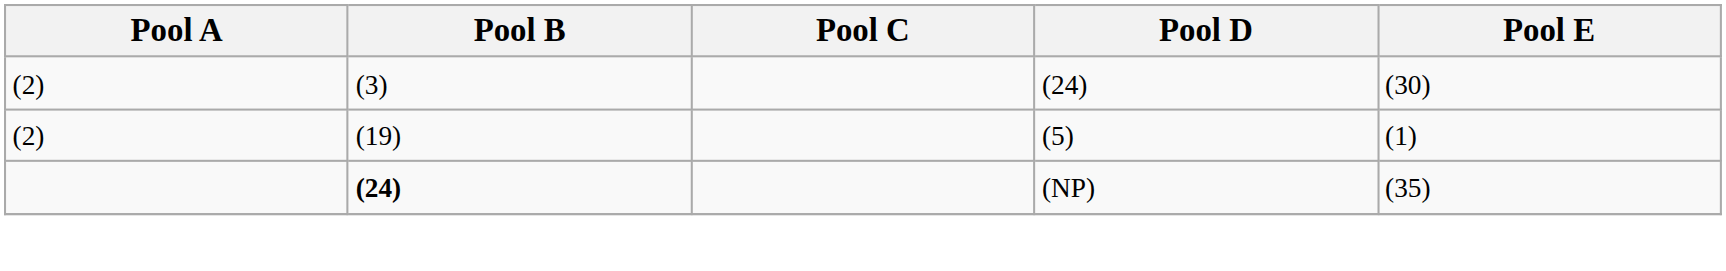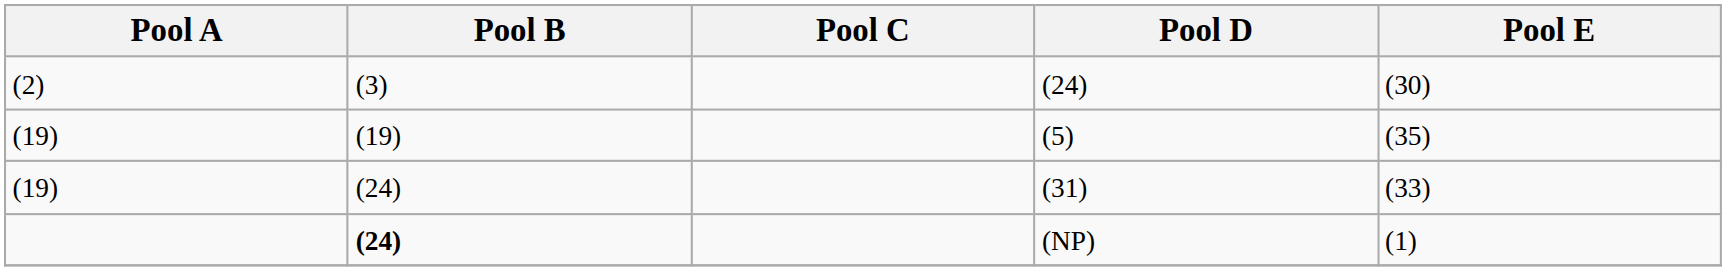(29, 136) (2) -> (35, 136) (19)
(1401, 136) (1) -> (1408, 136) (35)
+ row: (1065, 188)
(1408, 188) (35) -> (1401, 240) (1)
